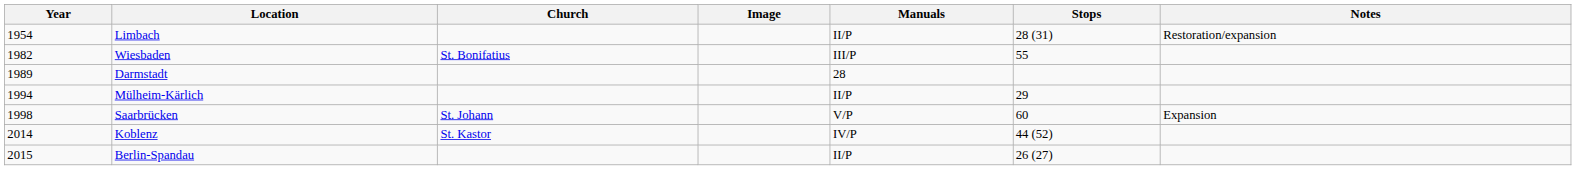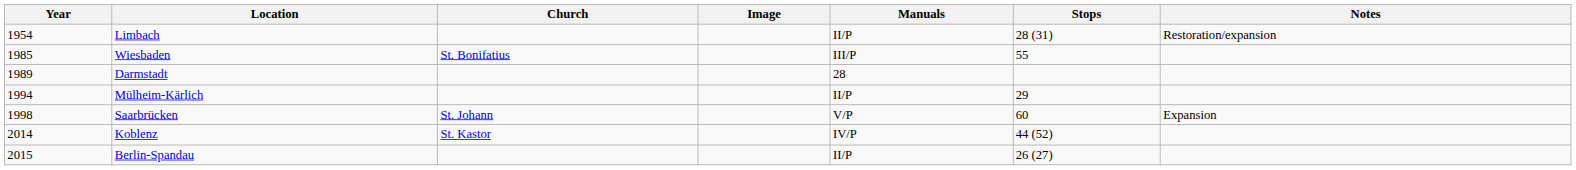(20, 54) 1982 -> (20, 54) 1985
